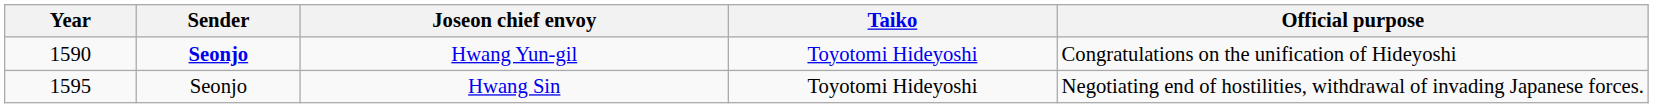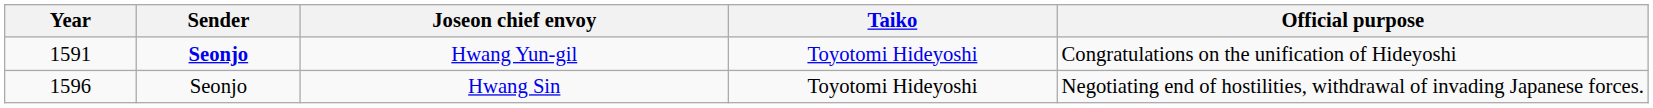(70, 53) 1590 -> (70, 53) 1591
(70, 86) 1595 -> (70, 86) 1596
